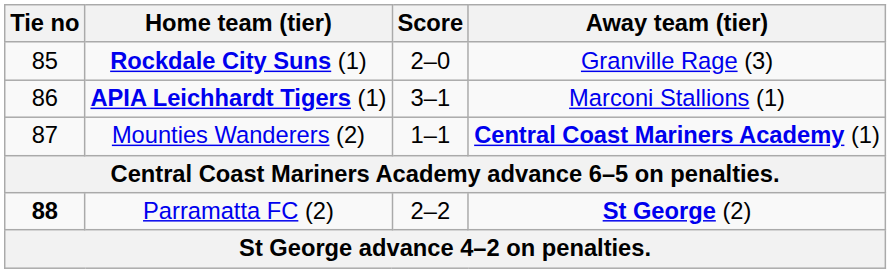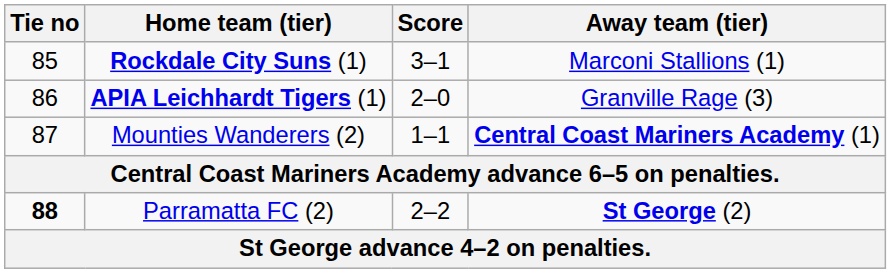(430, 60) 2–0 -> (430, 60) 3–1
(677, 60) Granville Rage (3) -> (677, 60) Marconi Stallions (1)
(430, 98) 3–1 -> (430, 98) 2–0
(677, 98) Marconi Stallions (1) -> (677, 98) Granville Rage (3)
